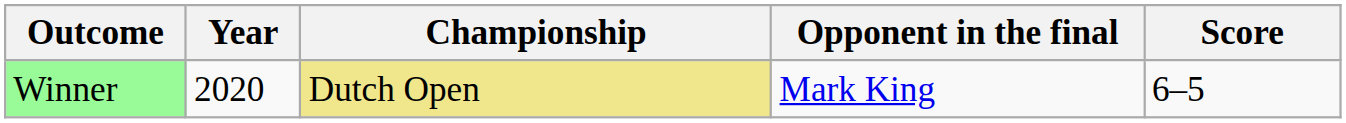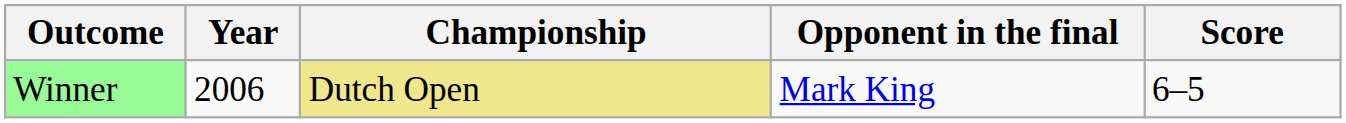(229, 88) 2020 -> (229, 88) 2006
